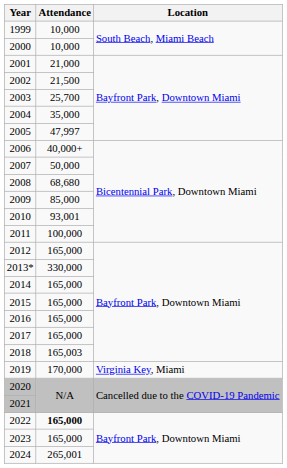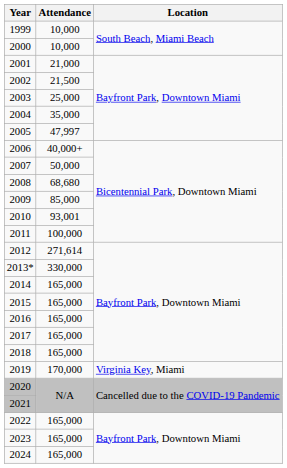(65, 98) 25,700 -> (65, 98) 25,000
(65, 251) 165,000 -> (65, 251) 271,614
(65, 353) 165,003 -> (65, 353) 165,000
(65, 421) bold -> (65, 421) normal
(65, 455) 265,001 -> (65, 455) 165,000
